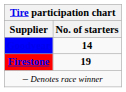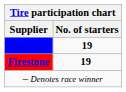(87, 45) 14 -> (87, 45) 19
